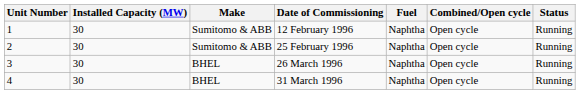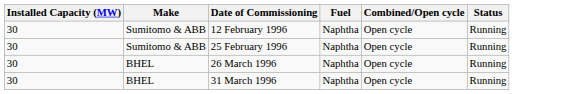- column: (37, 13)
